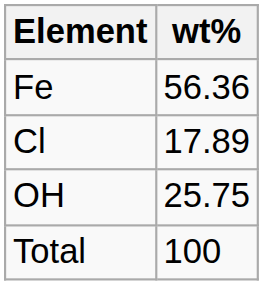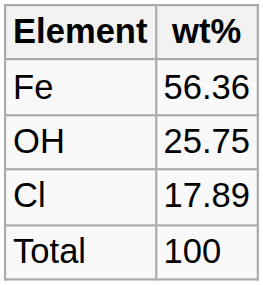rows swapped: (29, 141) <-> (39, 196)
